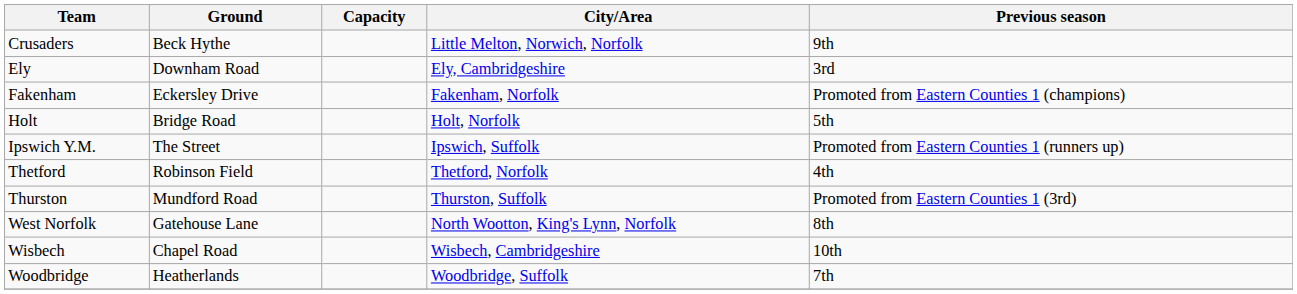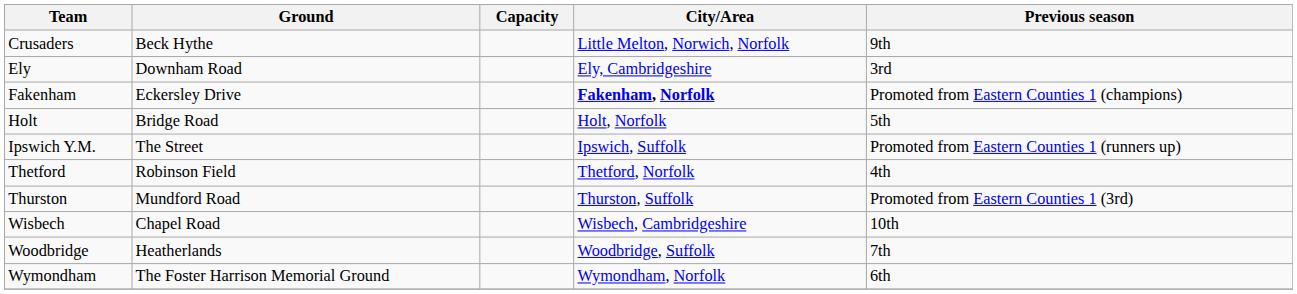(495, 95) normal -> (646, 95) bold
- row: (52, 224)
+ row: (52, 276)
